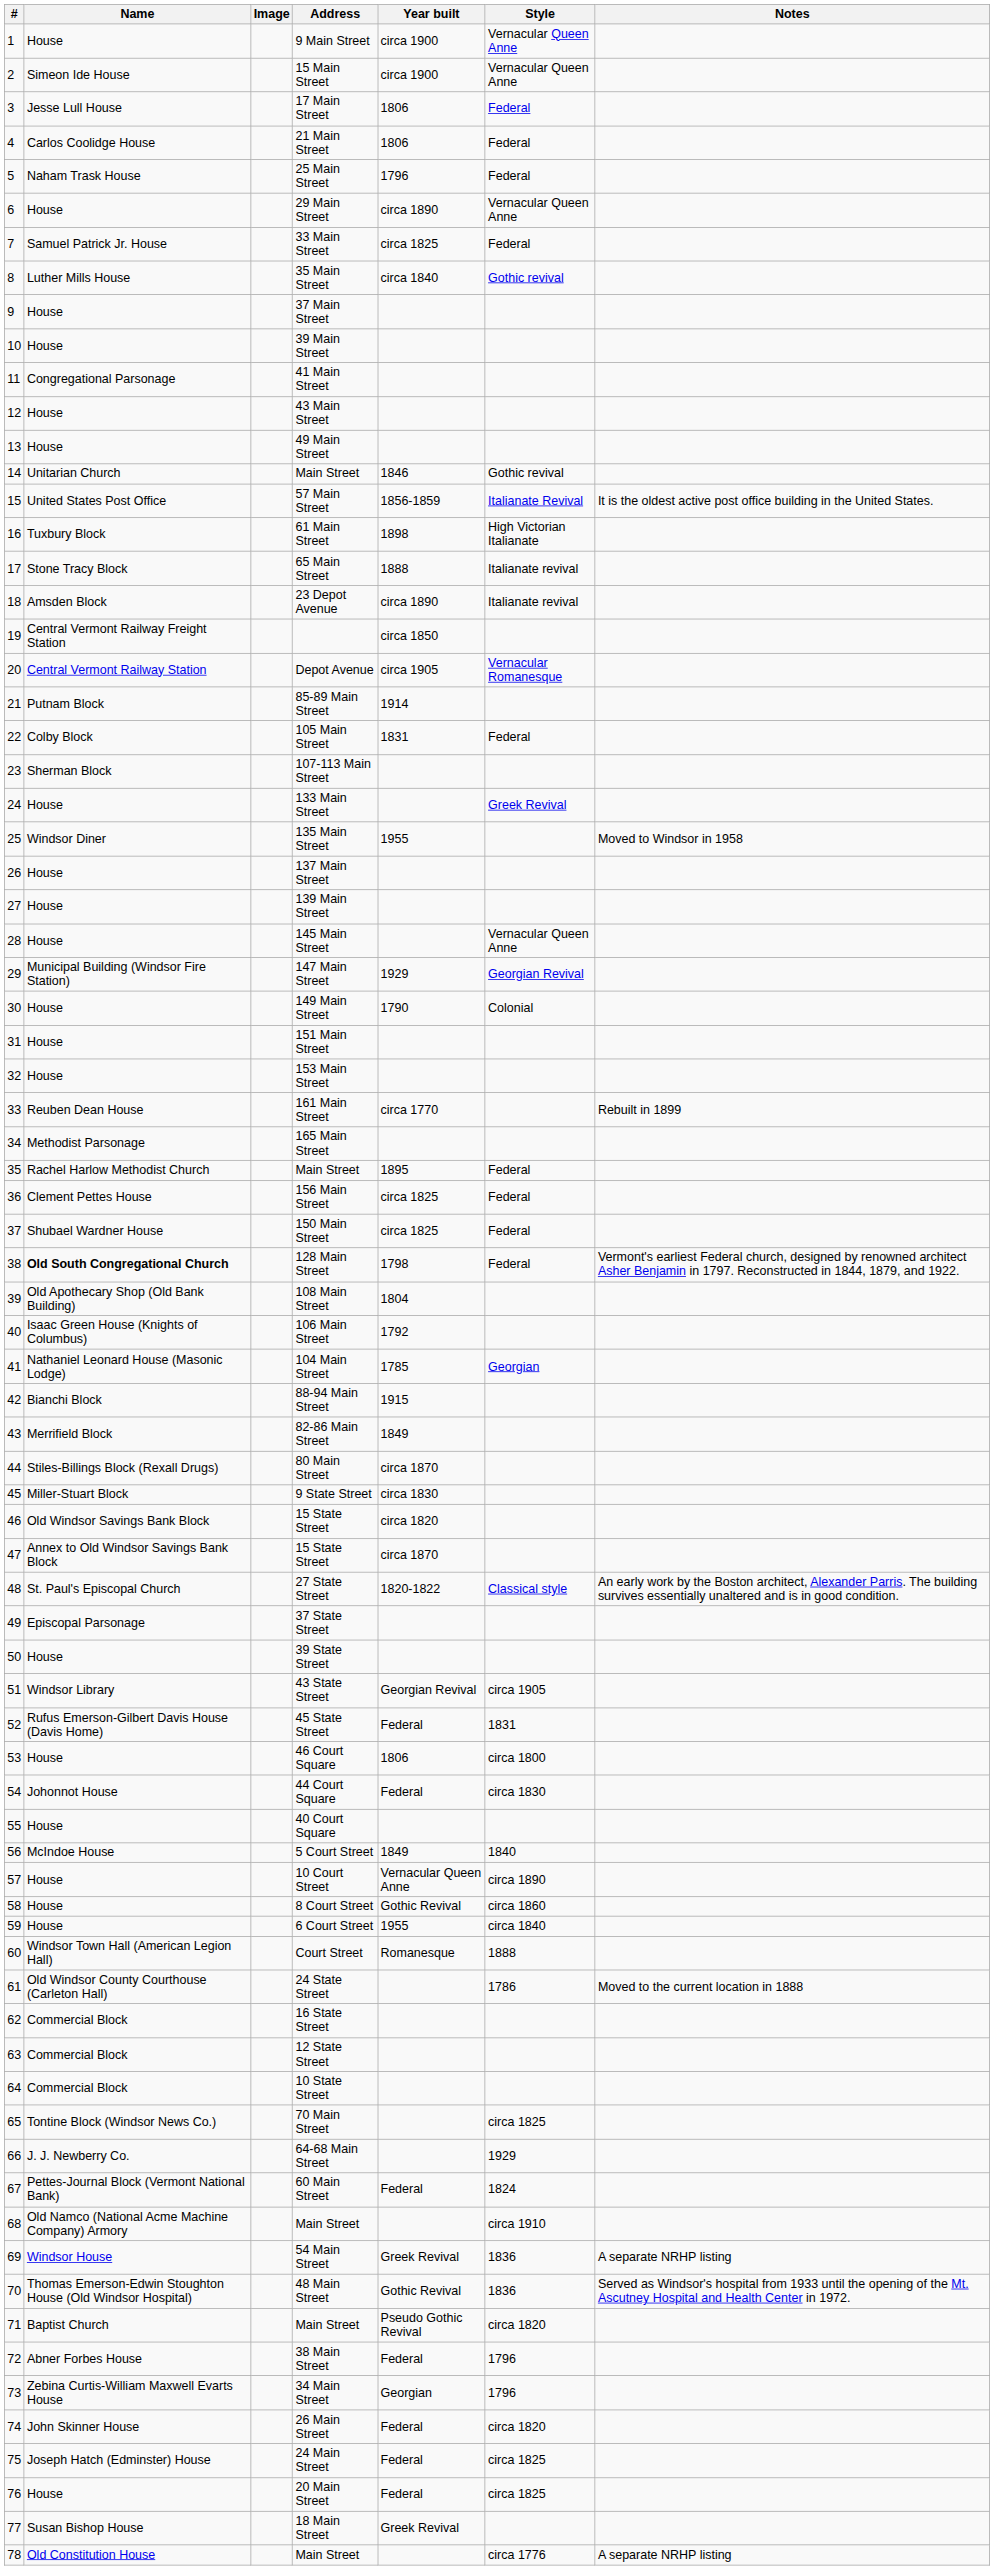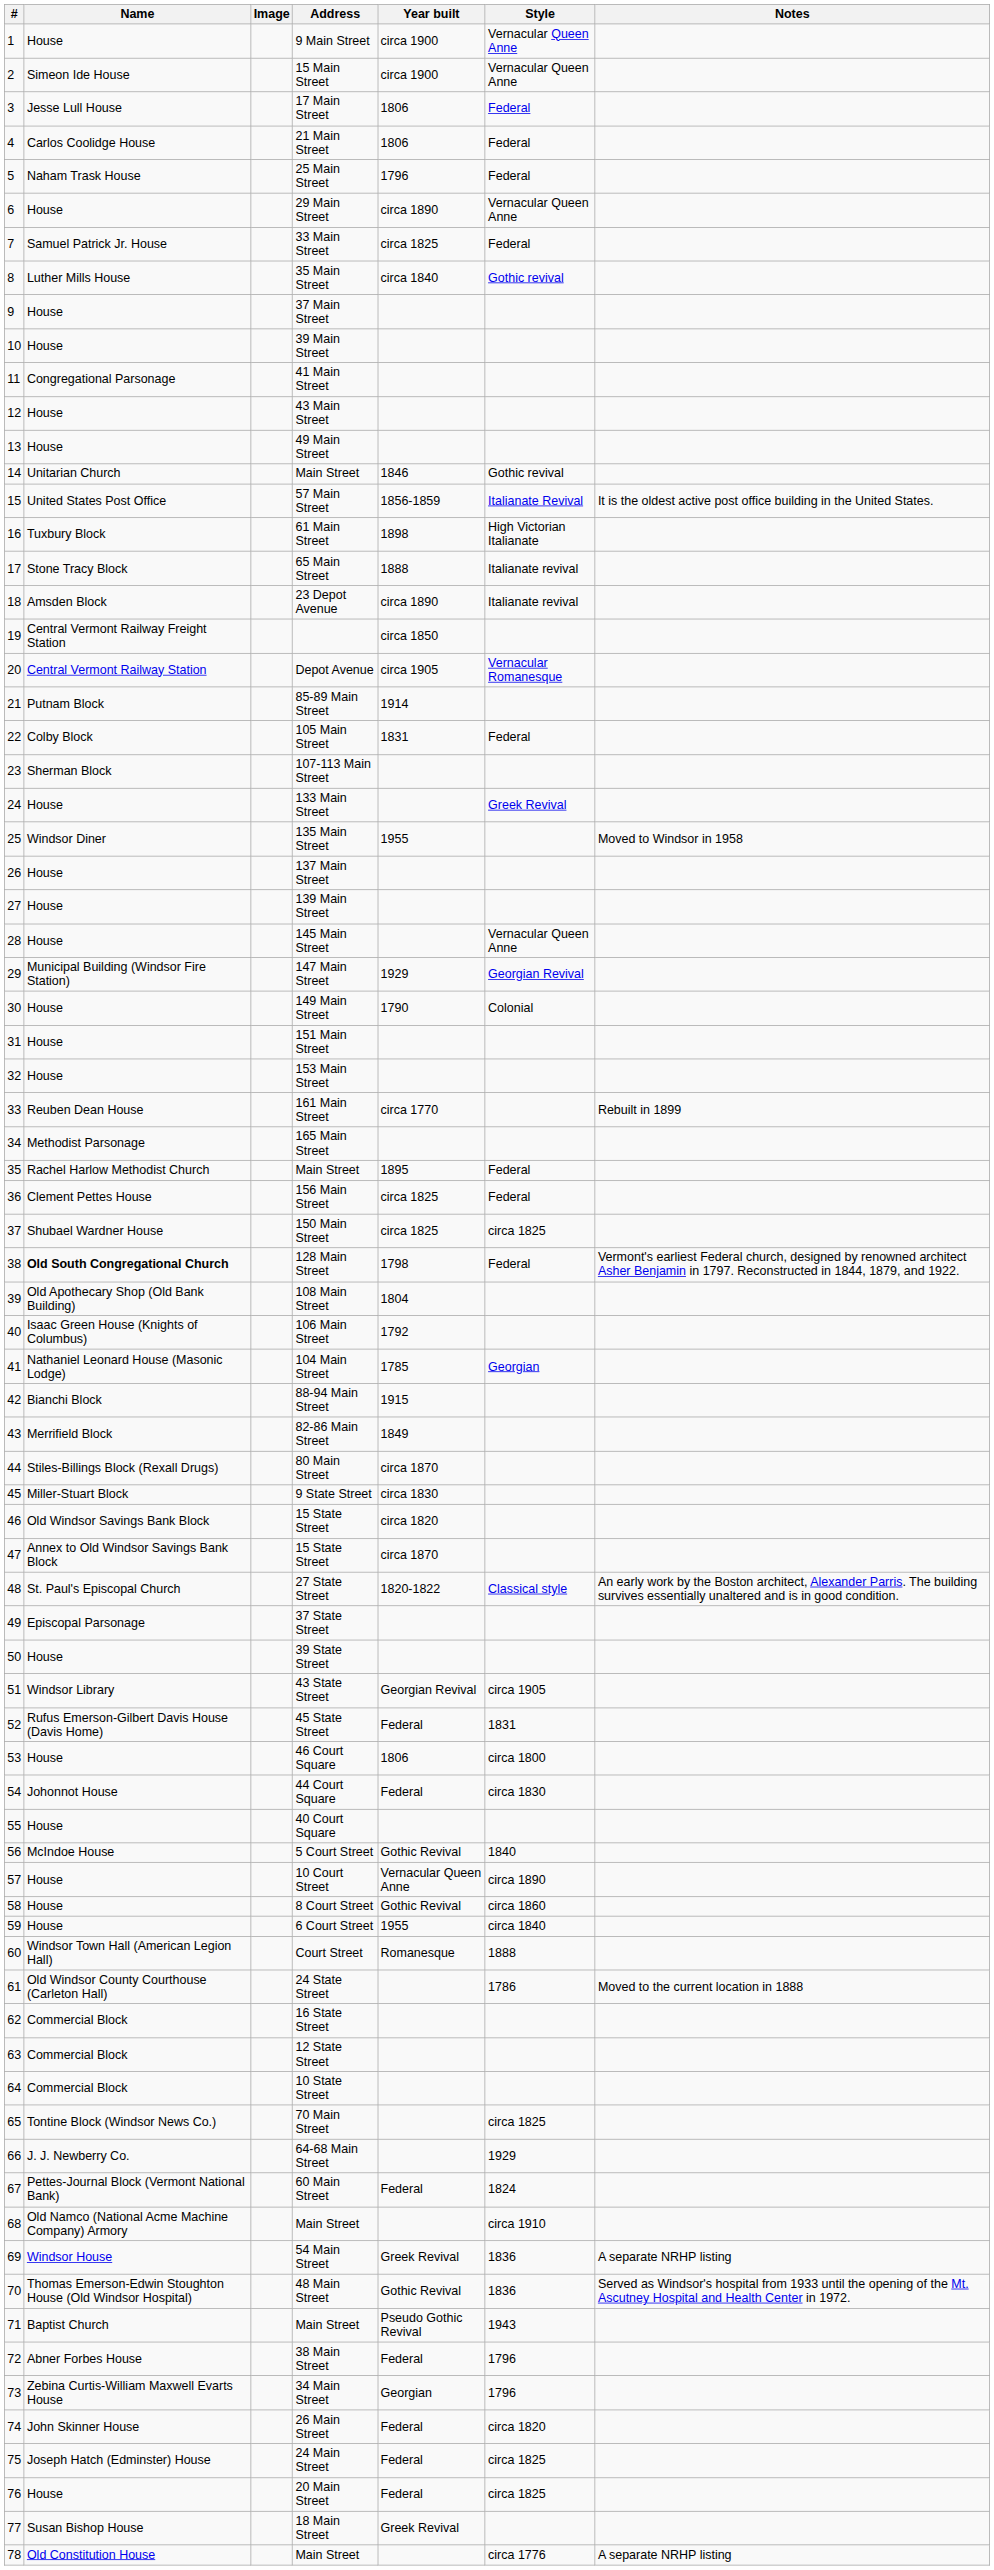(509, 1231) Federal -> (517, 1231) circa 1825
(394, 1852) 1849 -> (421, 1852) Gothic Revival
(517, 2325) circa 1820 -> (502, 2325) 1943
